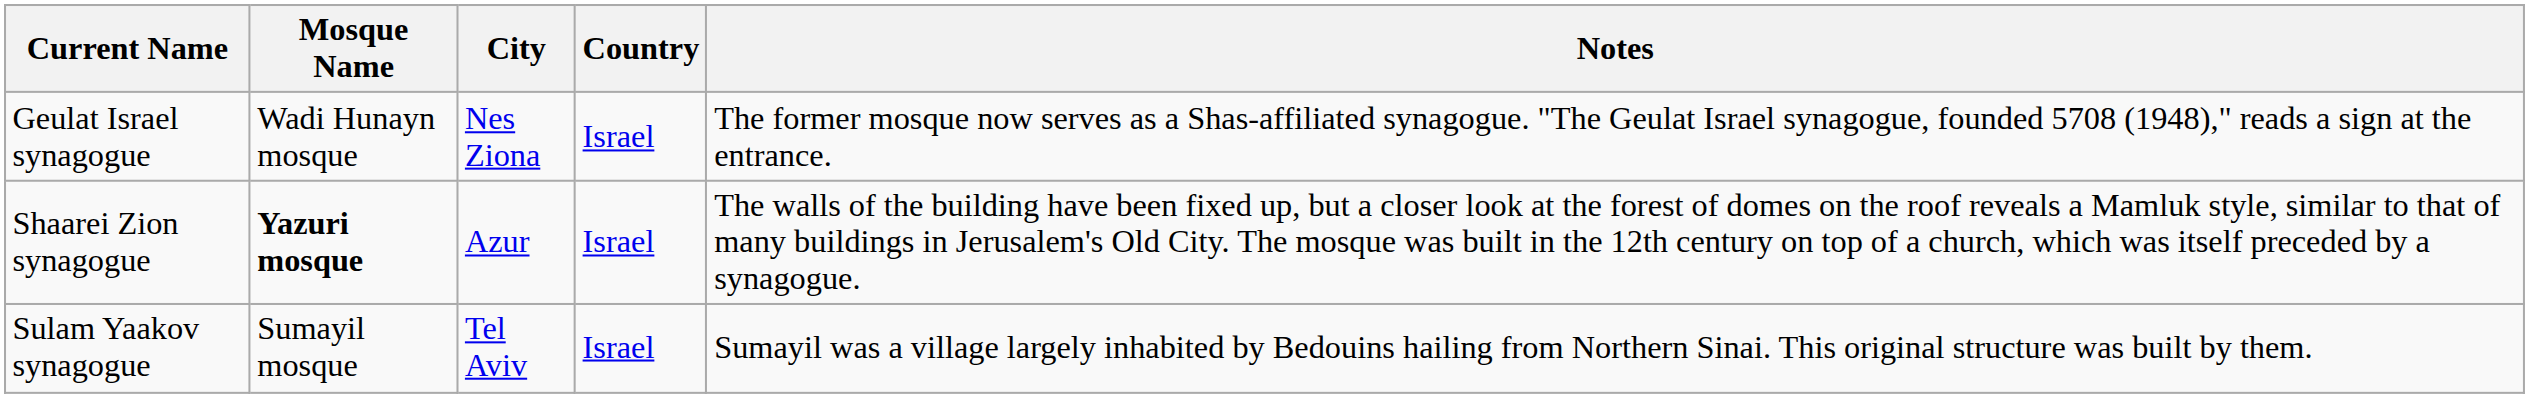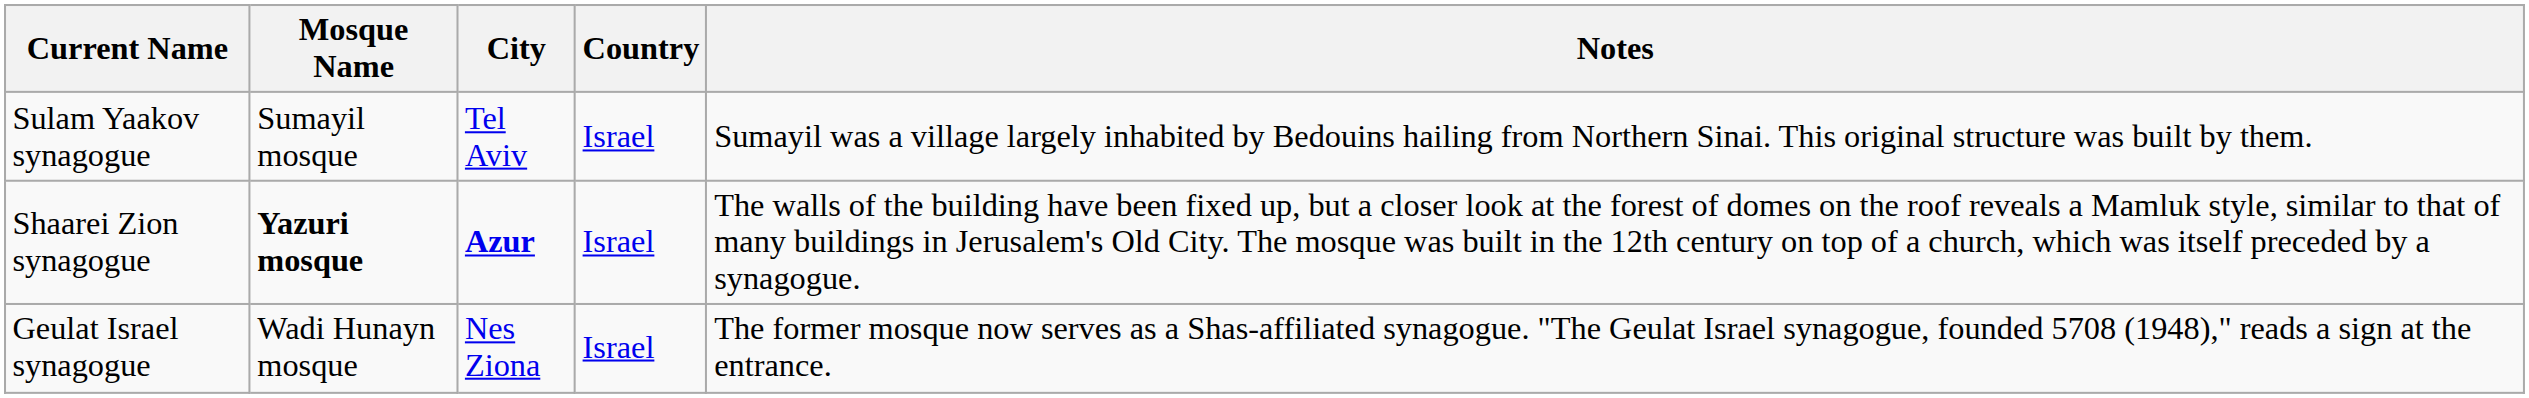rows swapped: (95, 135) <-> (106, 347)
(497, 241) normal -> (500, 241) bold
